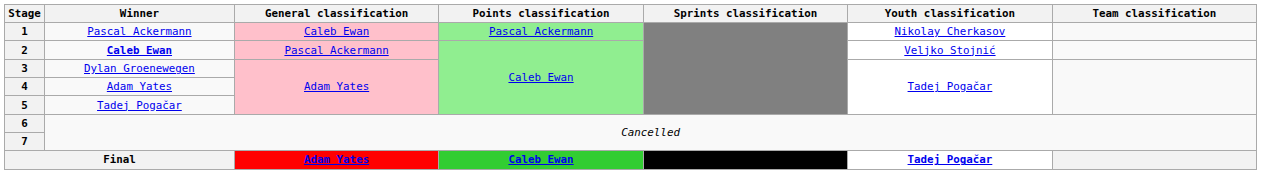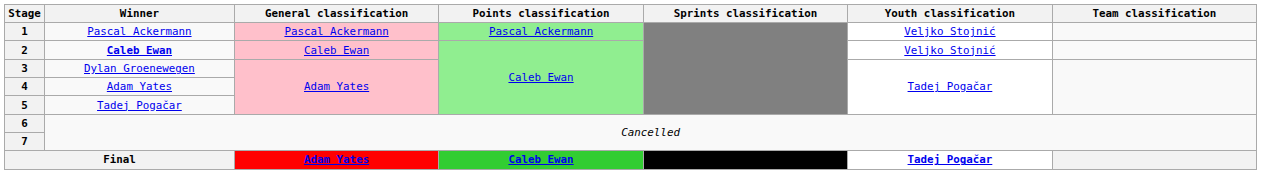(337, 32) Caleb Ewan -> (337, 32) Pascal Ackermann
(950, 32) Nikolay Cherkasov -> (950, 32) Veljko Stojnić
(337, 50) Pascal Ackermann -> (337, 50) Caleb Ewan
